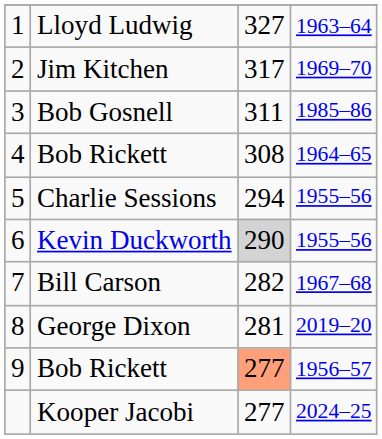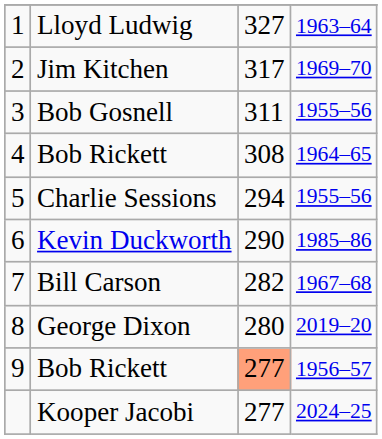(334, 111) 1985–86 -> (334, 111) 1955–56
(264, 240) lightgrey background -> (264, 240) no background
(334, 240) 1955–56 -> (334, 240) 1985–86
(264, 326) 281 -> (264, 326) 280
